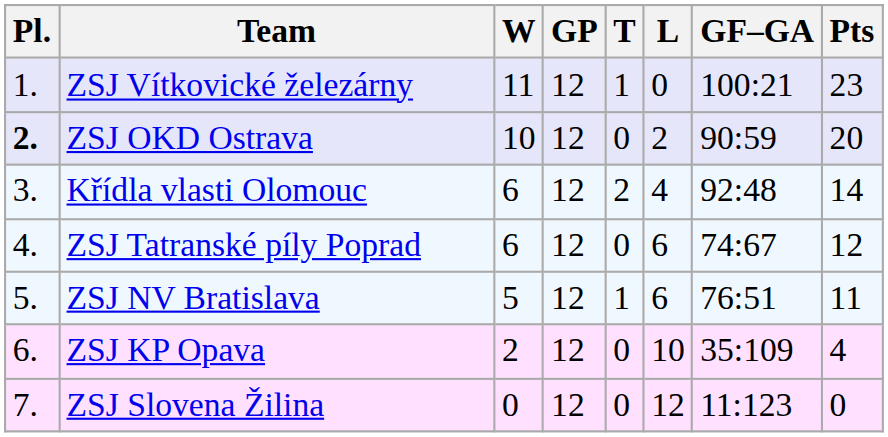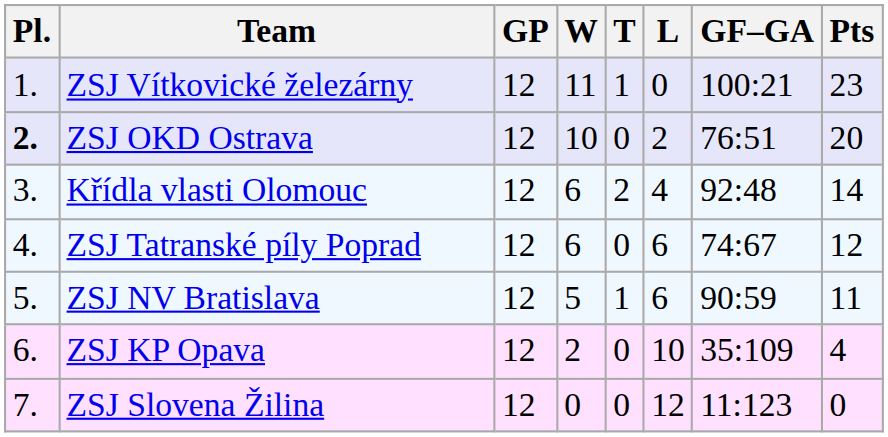columns swapped: (574, 31) <-> (519, 31)
(739, 137) 90:59 -> (739, 137) 76:51
(739, 297) 76:51 -> (739, 297) 90:59
